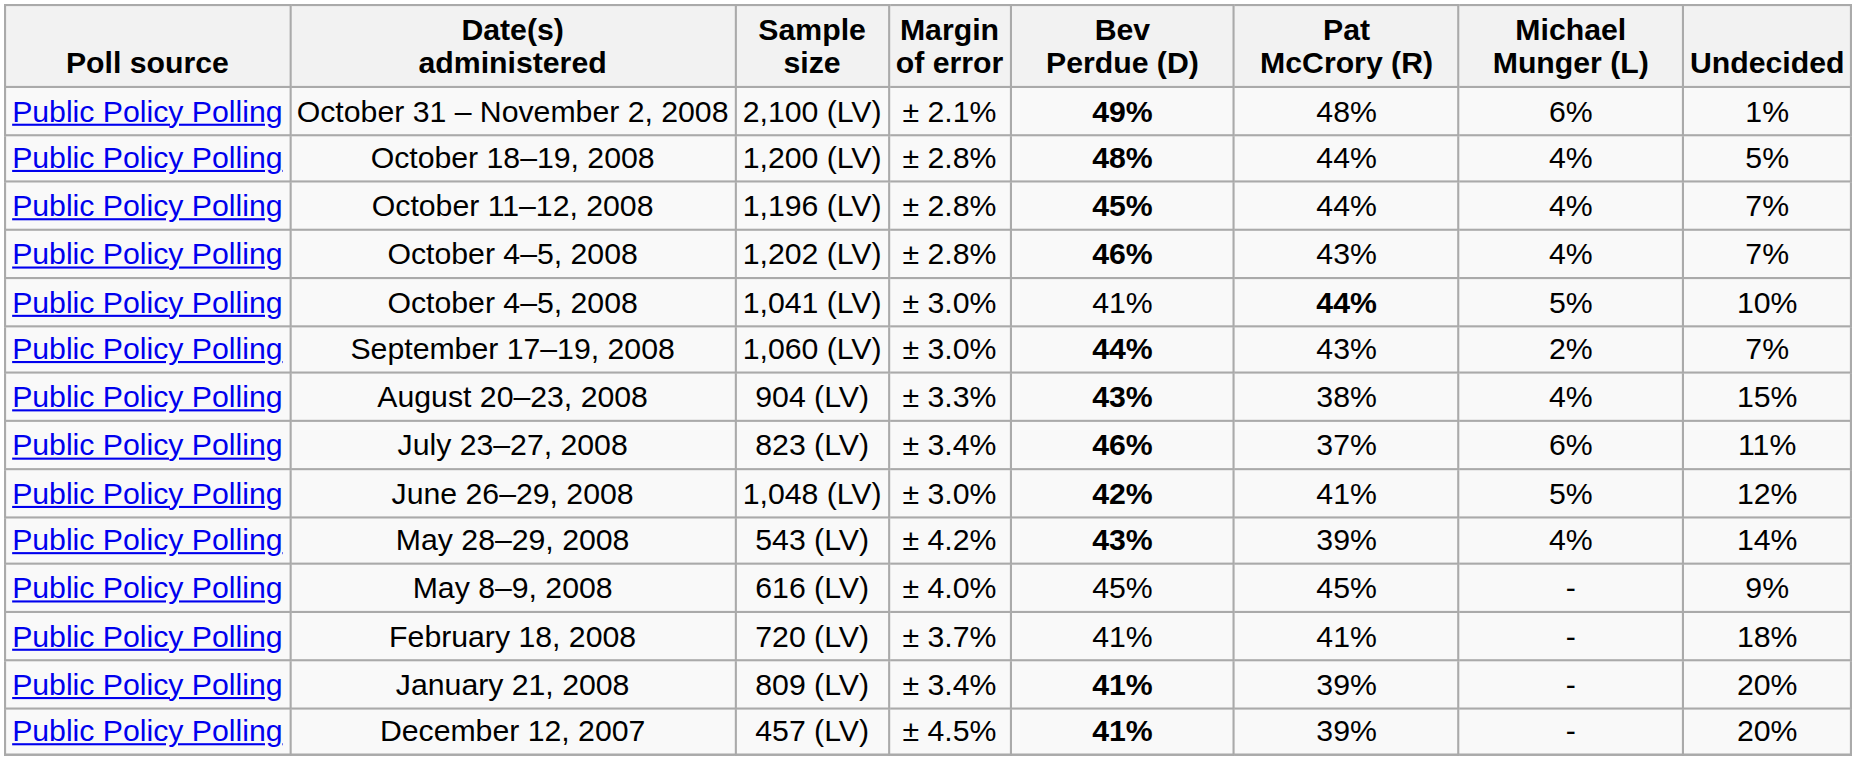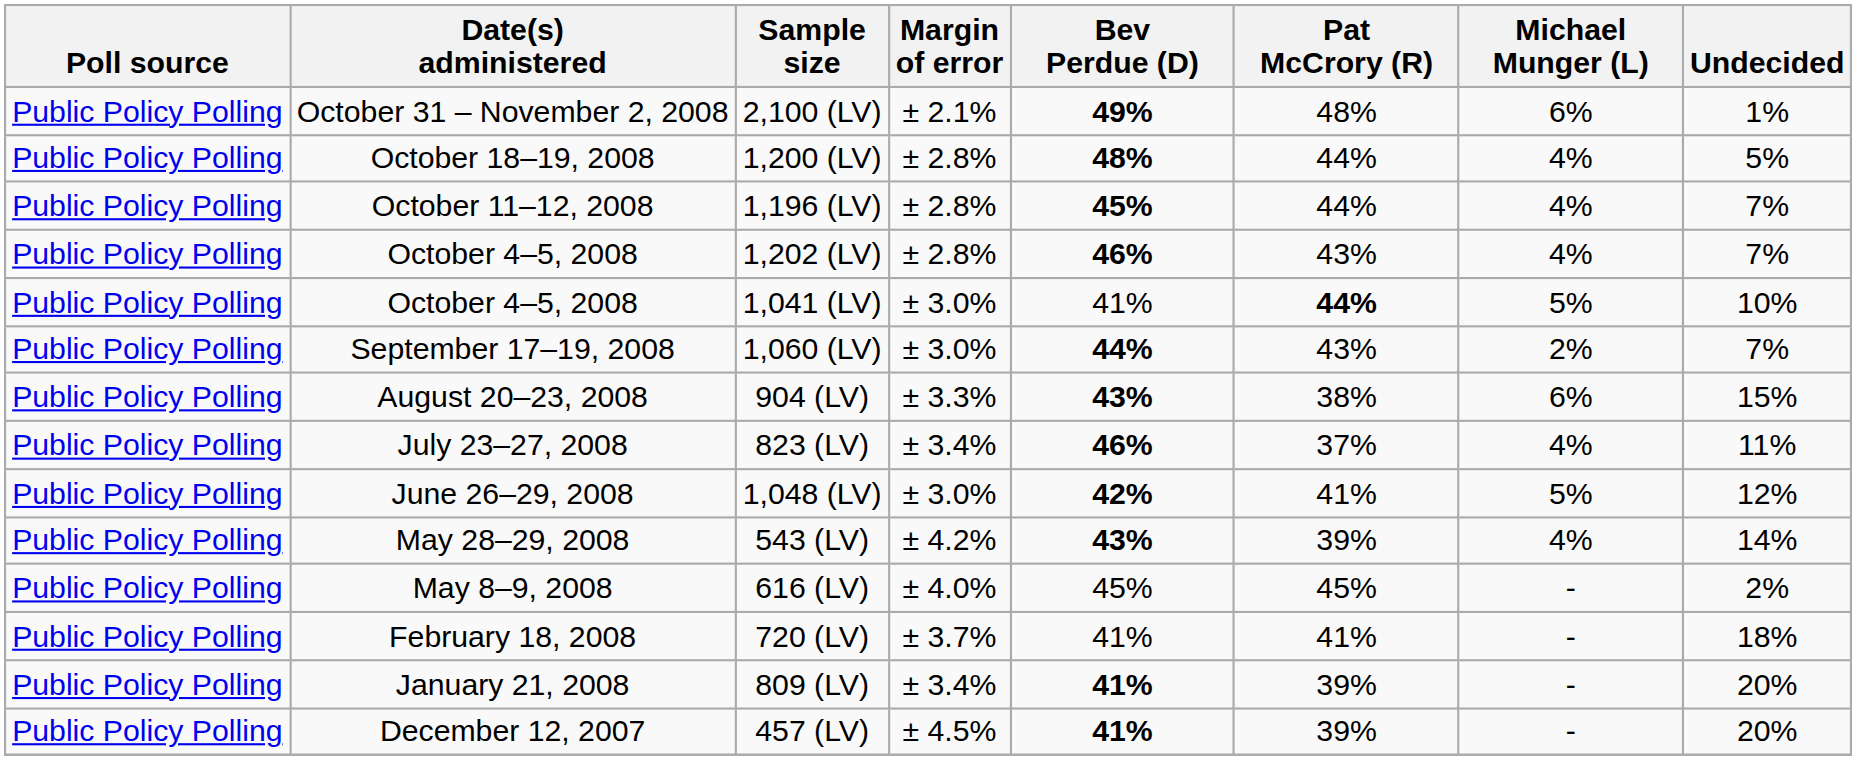(1571, 397) 4% -> (1571, 397) 6%
(1571, 445) 6% -> (1571, 445) 4%
(1767, 588) 9% -> (1767, 588) 2%
